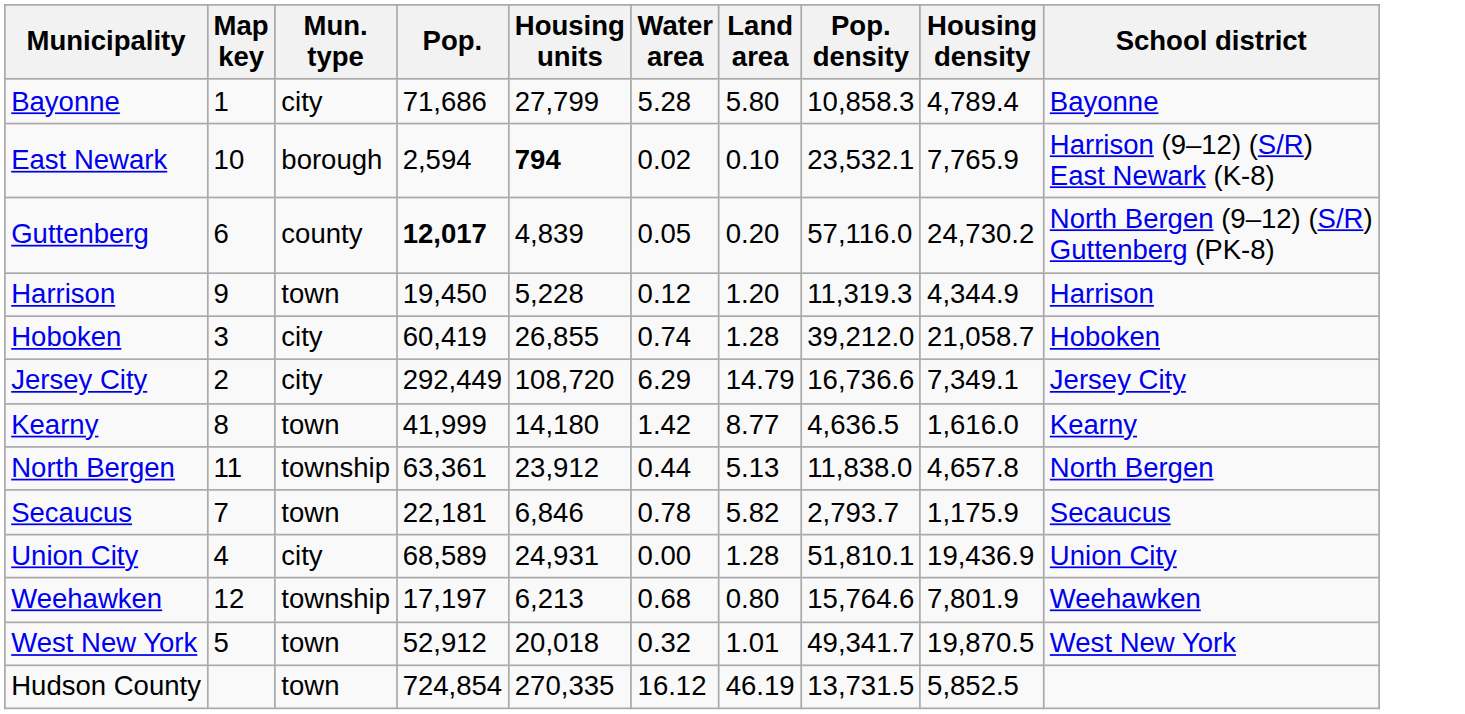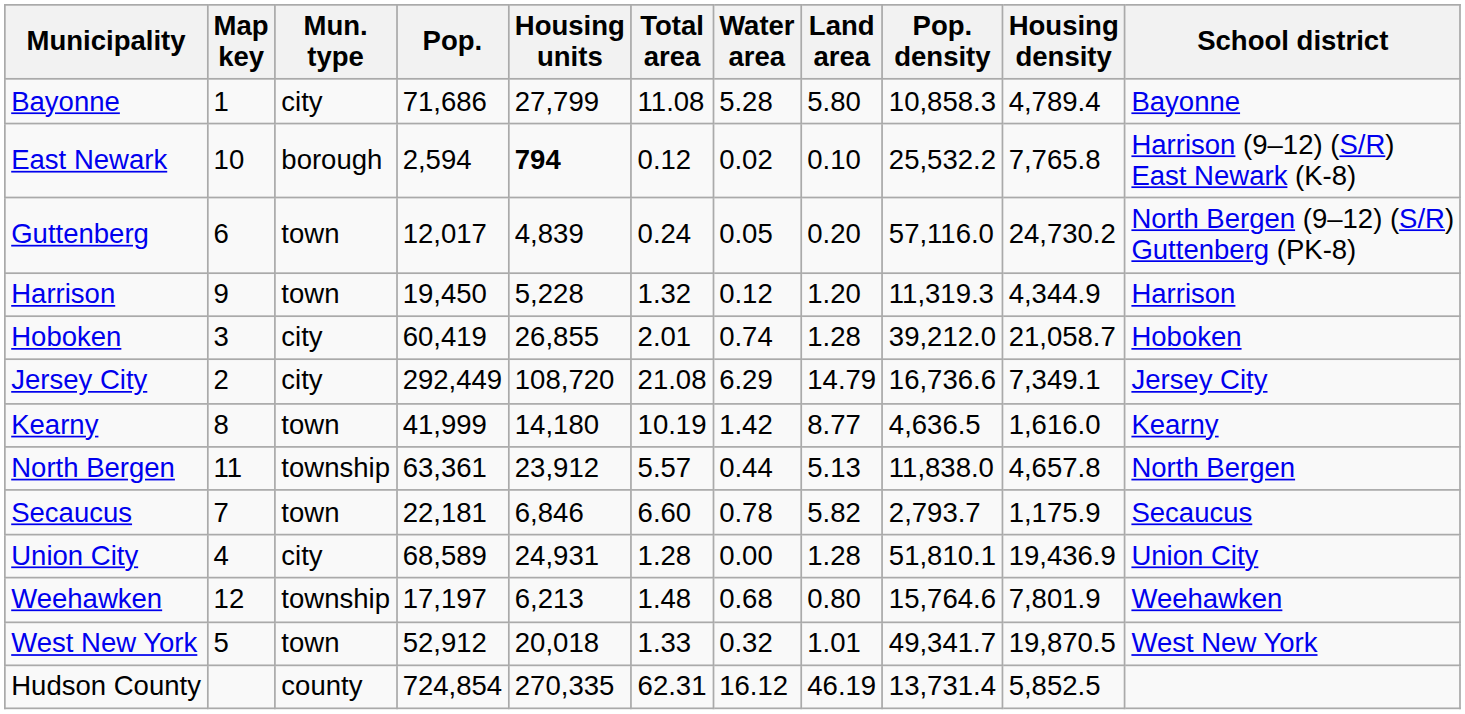+ column: (672, 41)
(861, 160) 23,532.1 -> (942, 160) 25,532.2
(973, 160) 7,765.9 -> (1055, 160) 7,765.8
(322, 234) county -> (310, 234) town
(445, 234) bold -> (445, 234) normal
(310, 686) town -> (322, 686) county
(861, 686) 13,731.5 -> (942, 686) 13,731.4
